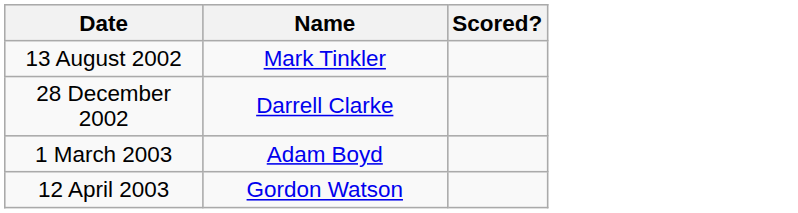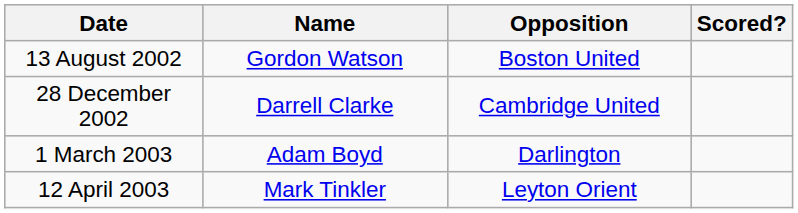+ column: (569, 23)
(325, 58) Mark Tinkler -> (325, 58) Gordon Watson
(325, 190) Gordon Watson -> (325, 190) Mark Tinkler
